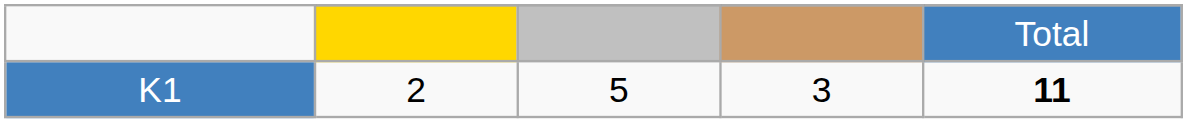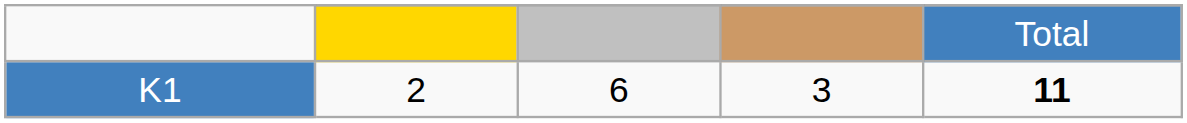(619, 89) 5 -> (619, 89) 6
